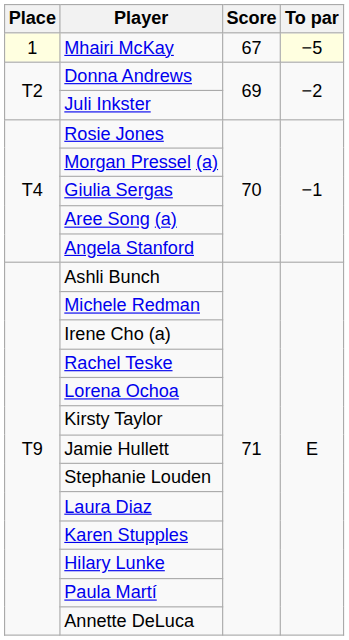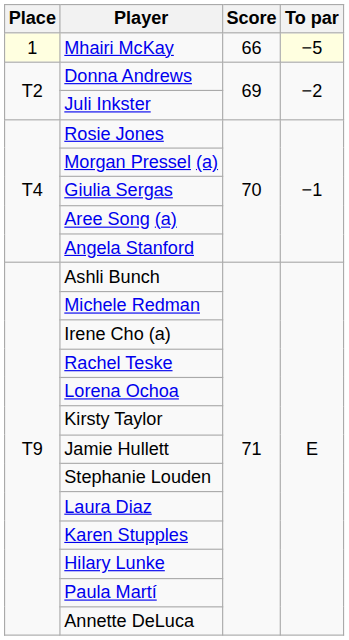(252, 47) 67 -> (252, 47) 66
